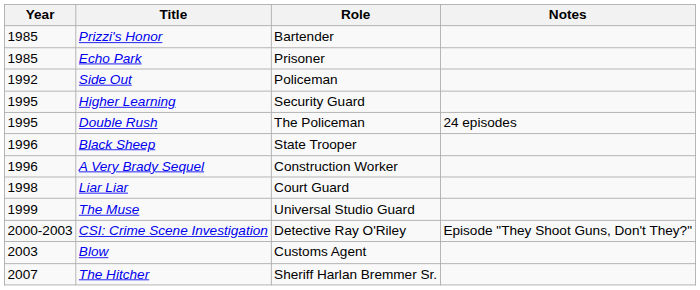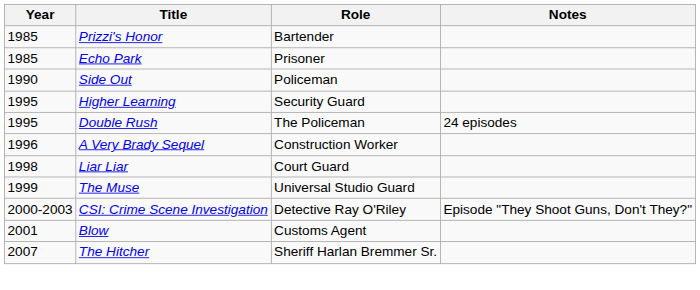(23, 79) 1992 -> (23, 79) 1990
- row: (117, 144)
(23, 252) 2003 -> (23, 230) 2001
